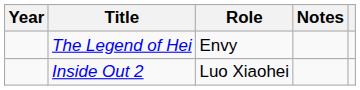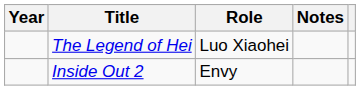(218, 44) Envy -> (244, 44) Luo Xiaohei
(244, 71) Luo Xiaohei -> (218, 71) Envy
